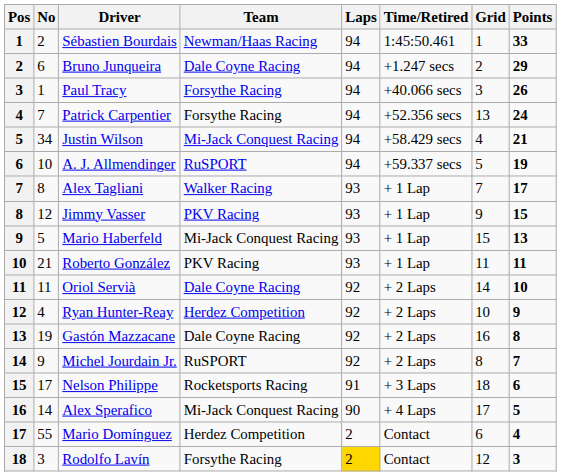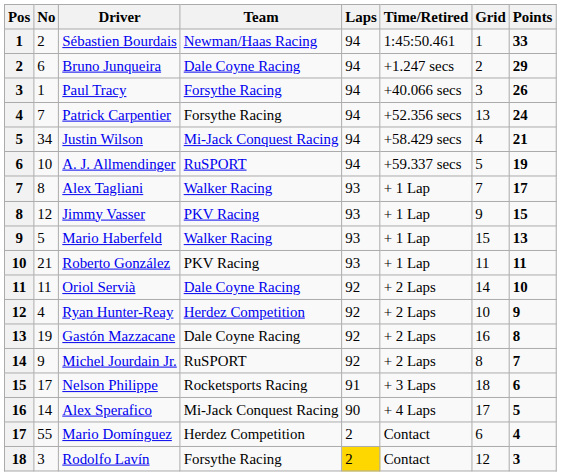(261, 238) Mi-Jack Conquest Racing -> (228, 238) Walker Racing
